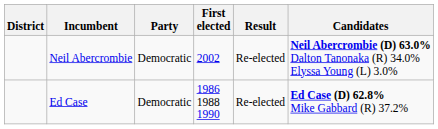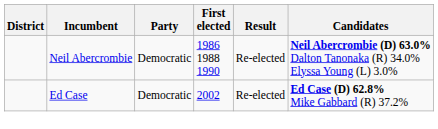(208, 57) 2002 -> (208, 57) 1986 1988 1990
(208, 102) 1986 1988 1990 -> (208, 95) 2002
